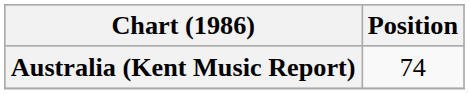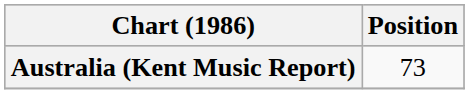(413, 66) 74 -> (413, 66) 73
